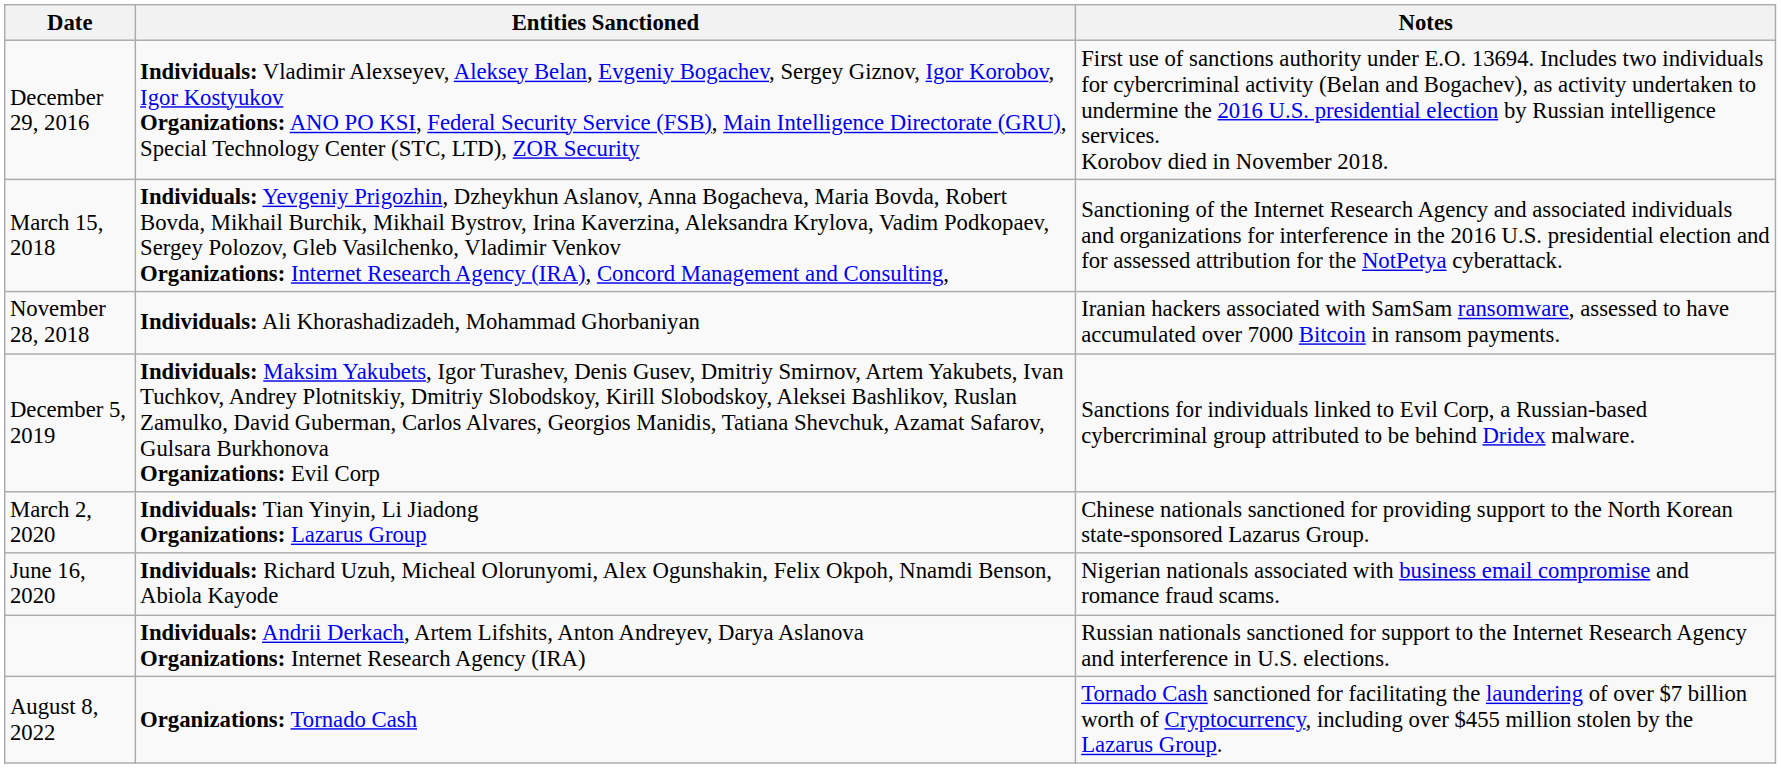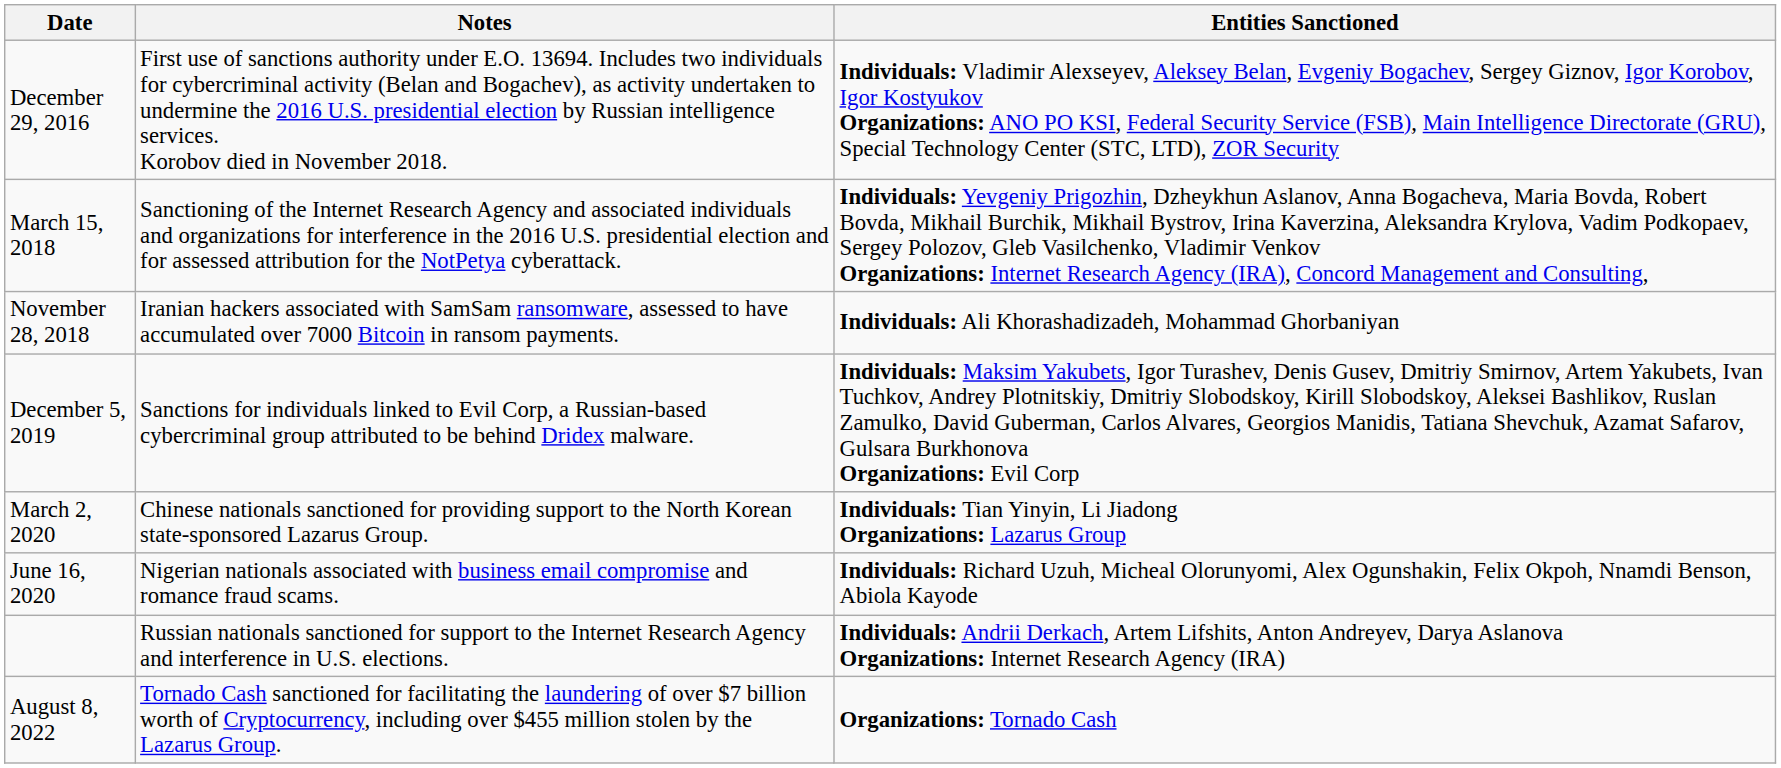columns swapped: (605, 22) <-> (1426, 22)
